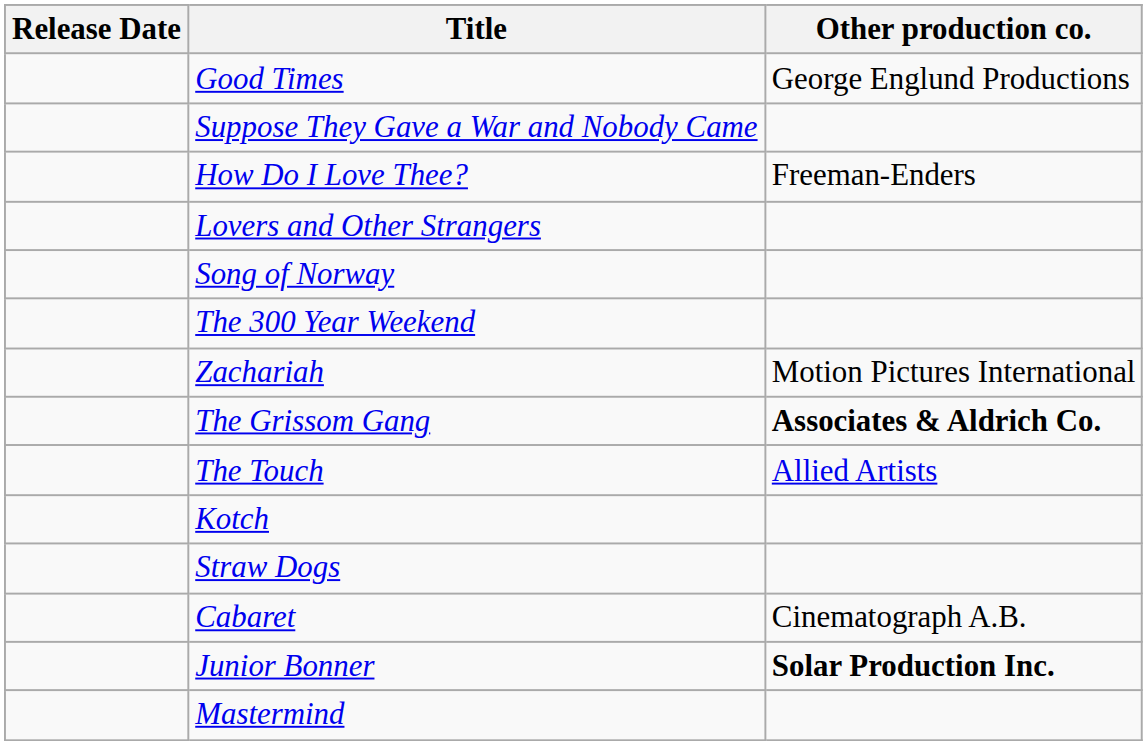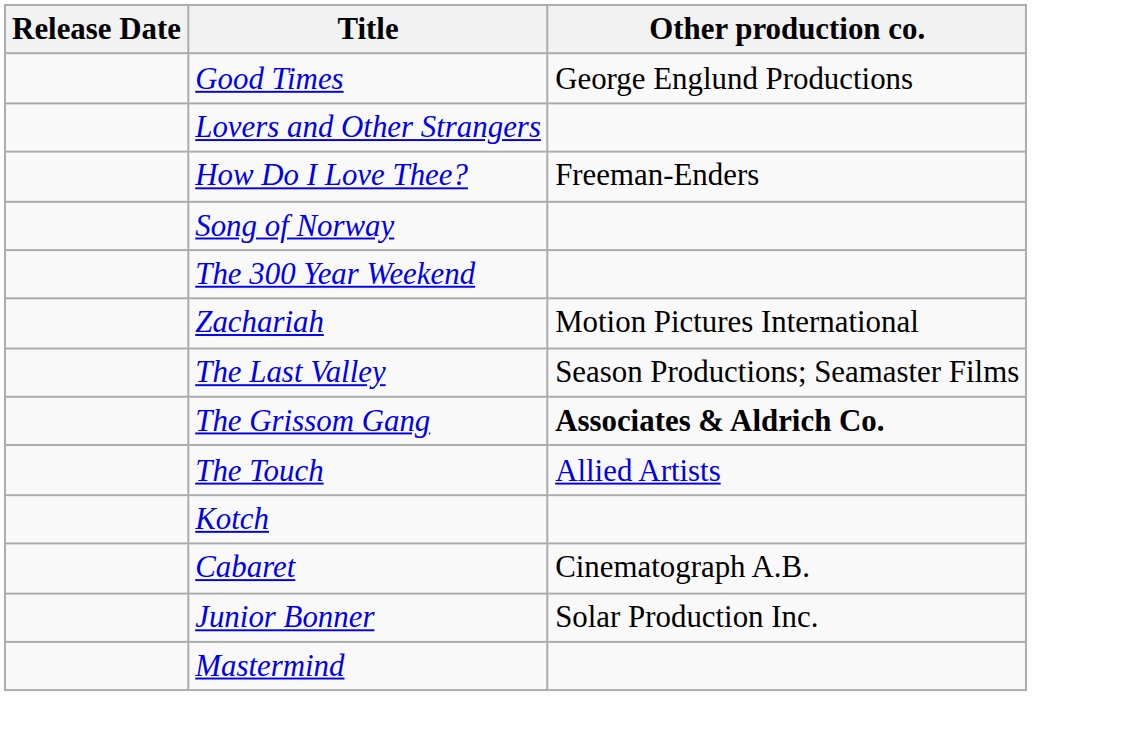- row: (476, 126)
rows swapped: (368, 224) <-> (332, 175)
+ row: (290, 371)
- row: (268, 567)
(913, 665) bold -> (687, 616) normal
